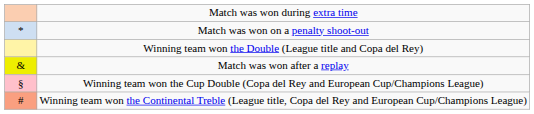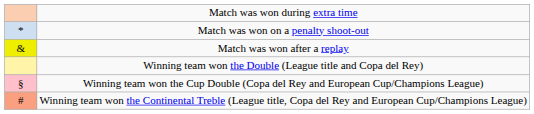rows swapped: (283, 65) <-> (283, 48)
